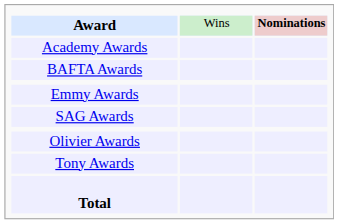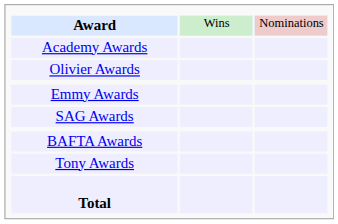(292, 23) bold -> (292, 23) normal
rows swapped: (95, 69) <-> (95, 140)
